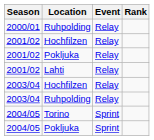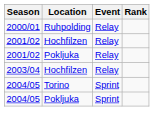- row: (23, 70)
- row: (23, 99)
